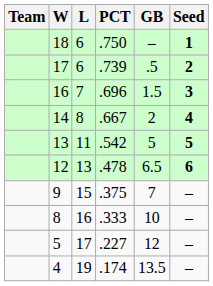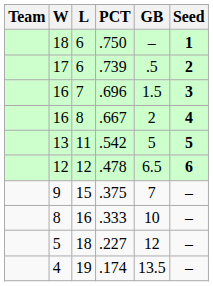(61, 117) 14 -> (61, 117) 16
(84, 167) 13 -> (84, 167) 12
(84, 243) 17 -> (84, 243) 18
